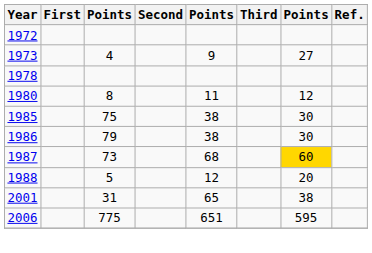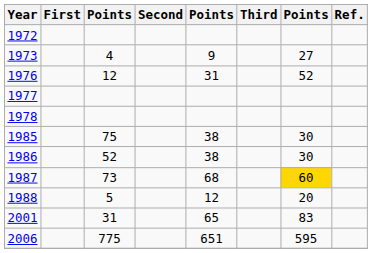+ row: (22, 76)
+ row: (22, 96)
- row: (22, 96)
(110, 137) 79 -> (110, 157) 52
(306, 198) 38 -> (306, 218) 83
